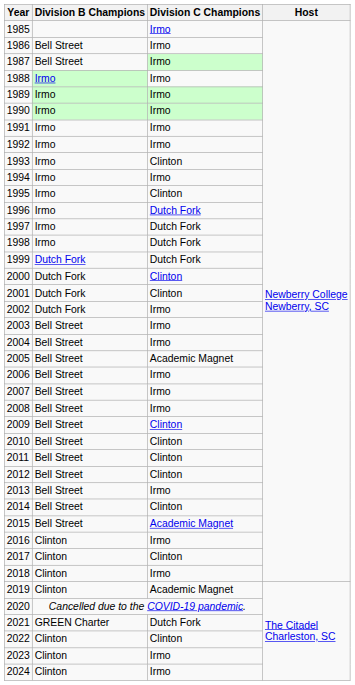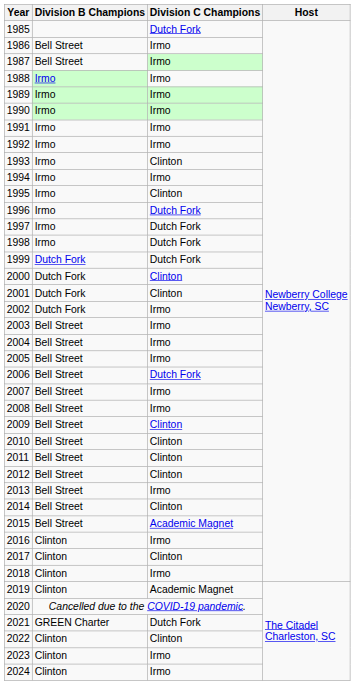(160, 29) Irmo -> (175, 29) Dutch Fork
(191, 359) Academic Magnet -> (160, 359) Irmo
(160, 375) Irmo -> (175, 375) Dutch Fork
